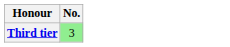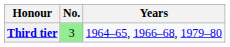+ column: (154, 13)
